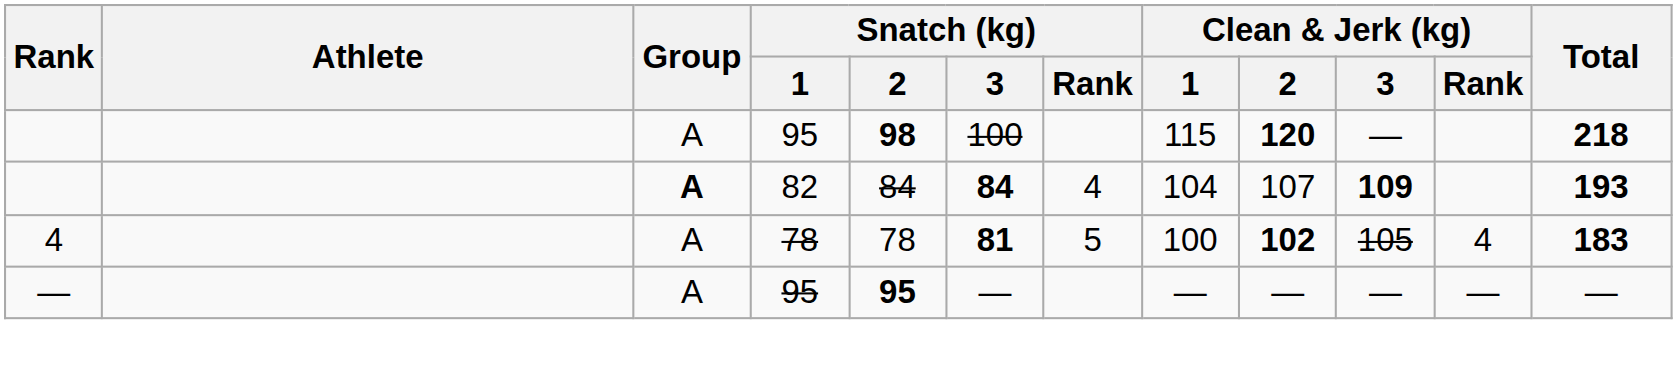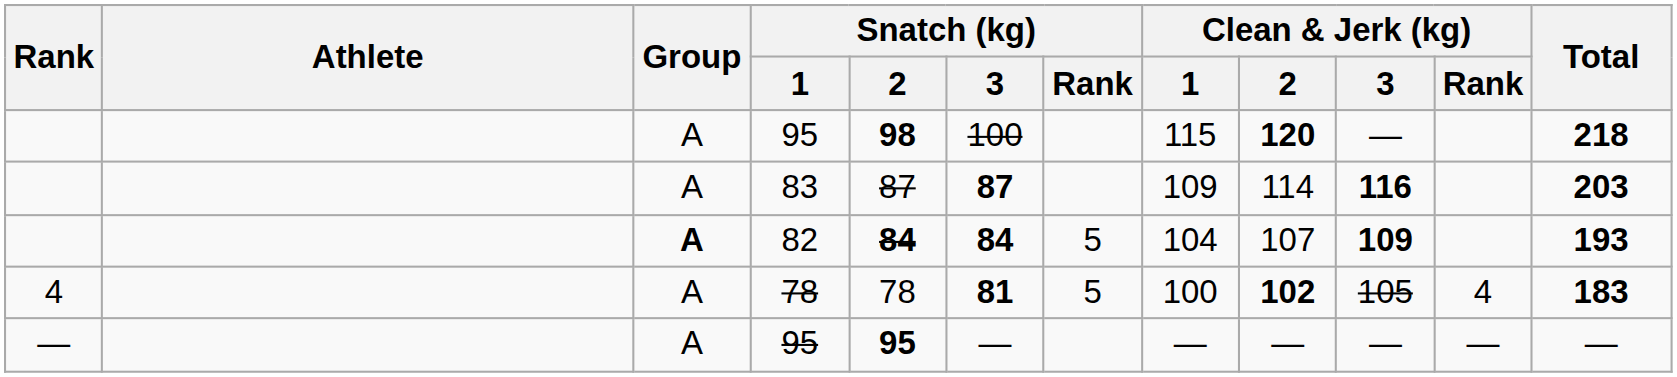+ row: (54, 188)
(897, 187) normal -> (897, 239) bold
(1093, 187) 4 -> (1093, 239) 5
